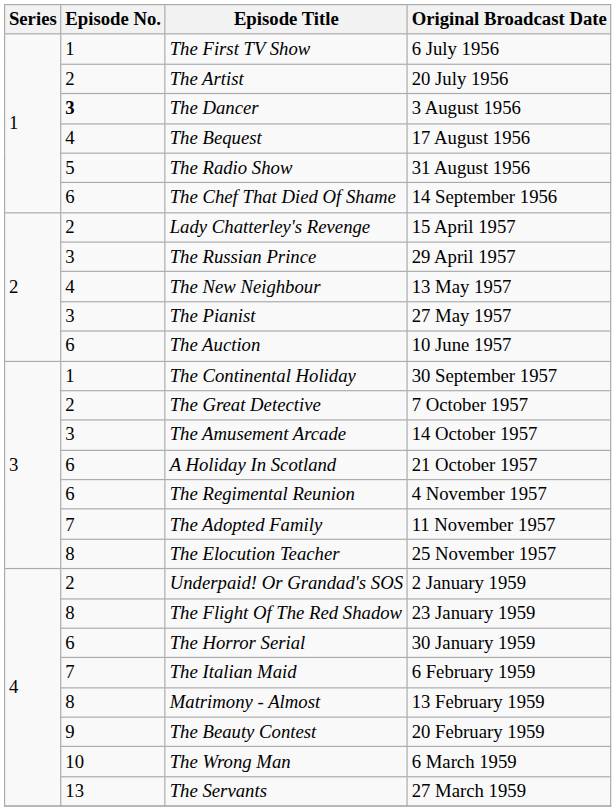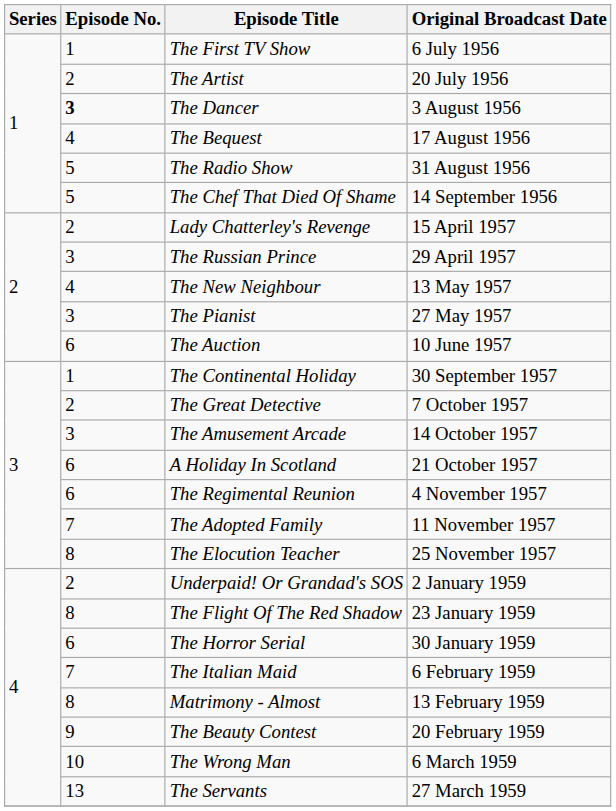(70, 197) 6 -> (70, 197) 5
